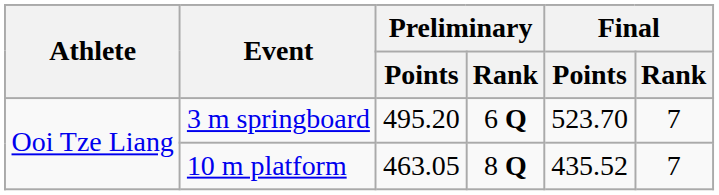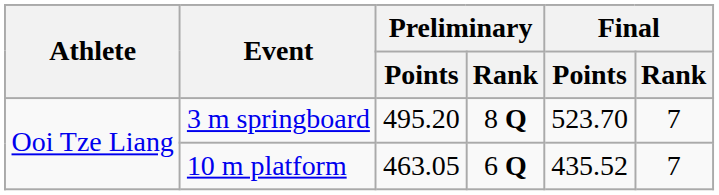(505, 120) 6 Q -> (505, 120) 8 Q
(505, 166) 8 Q -> (505, 166) 6 Q
